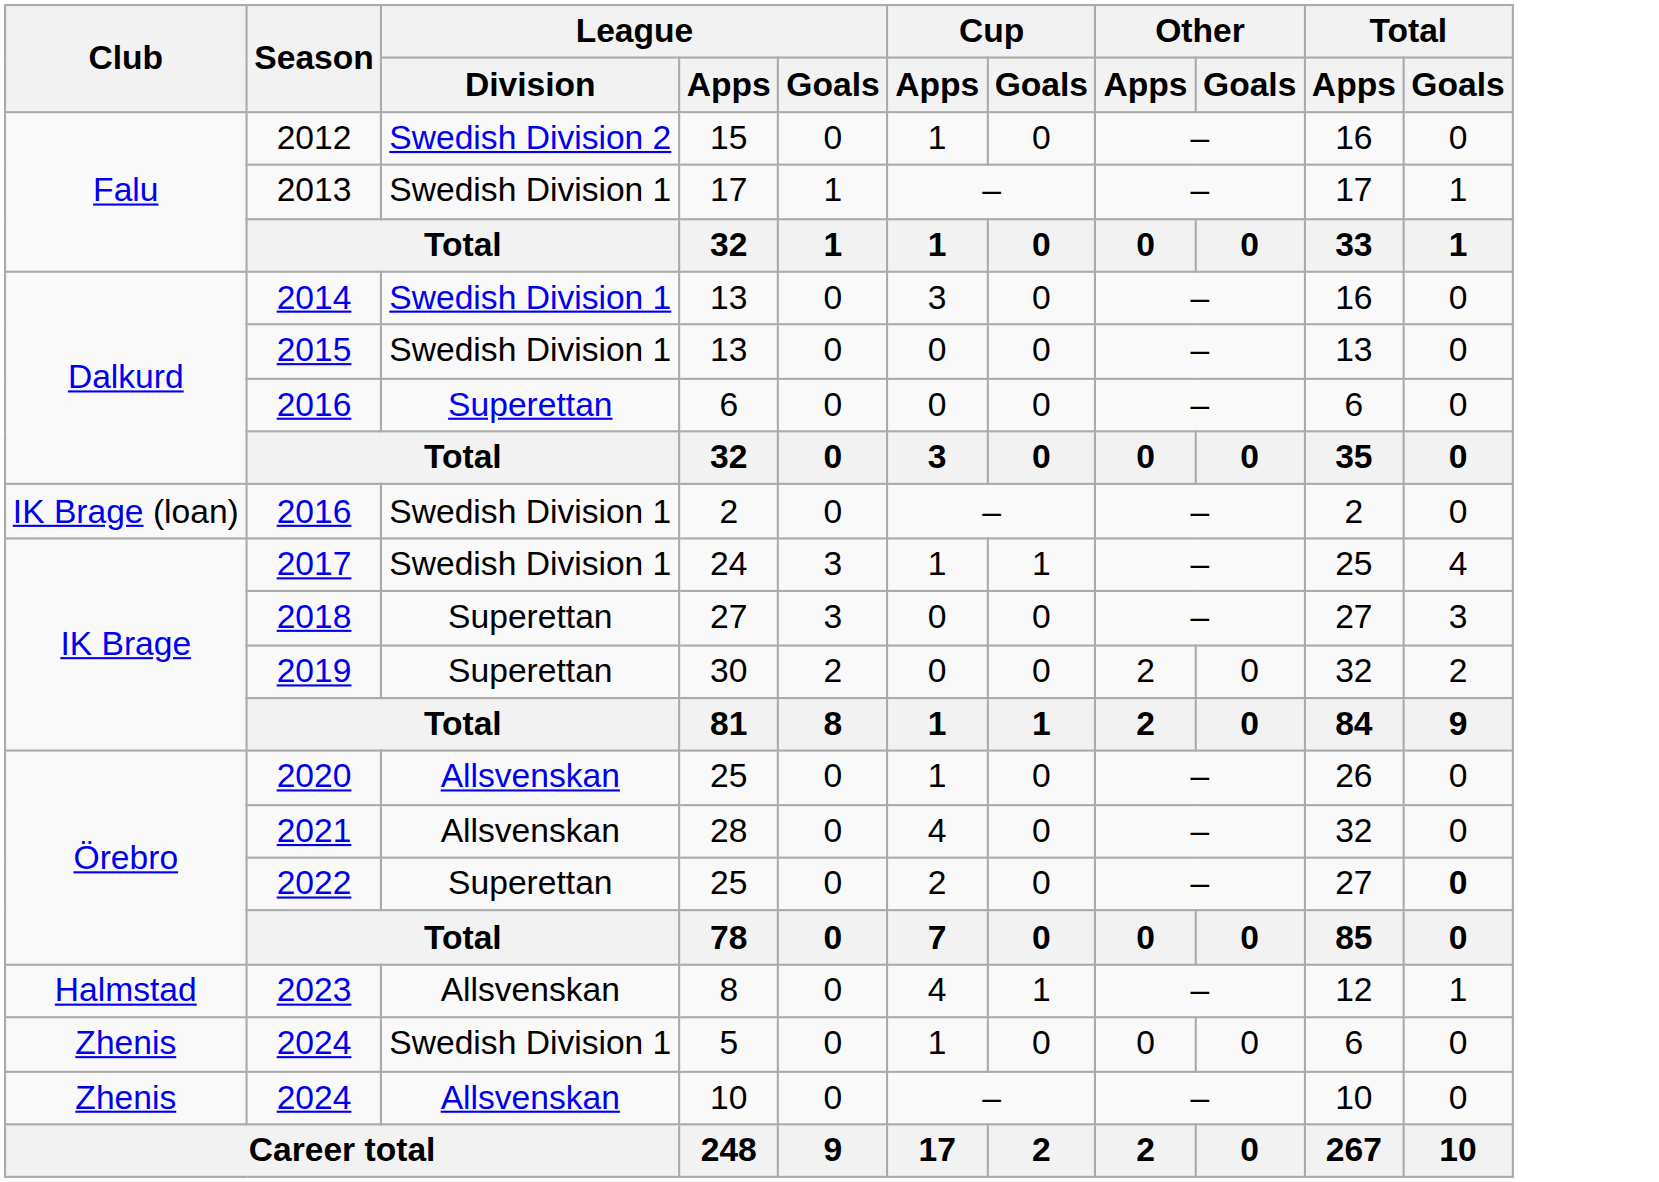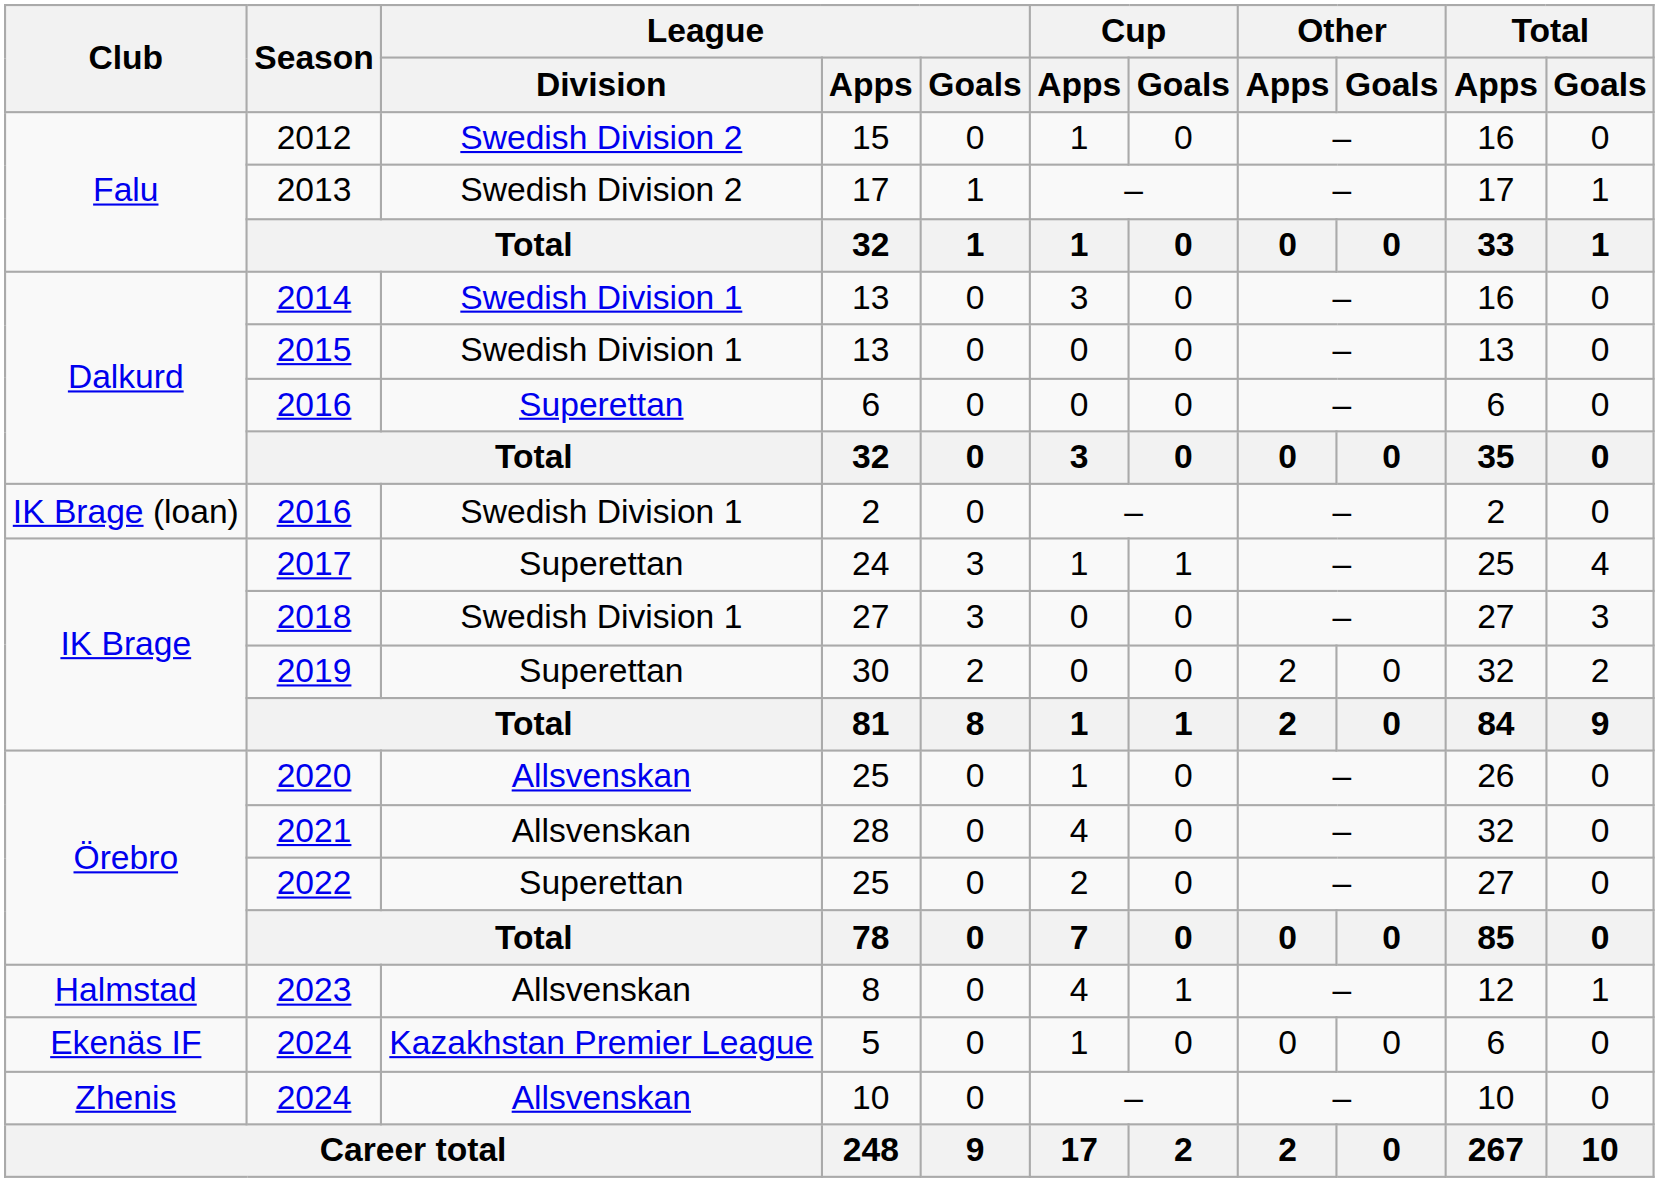(530, 191) Swedish Division 1 -> (601, 191) Swedish Division 2
(530, 564) Swedish Division 1 -> (601, 564) Superettan
(530, 617) Superettan -> (601, 617) Swedish Division 1
(1458, 883) bold -> (1600, 883) normal
(126, 1043) Zhenis -> (126, 1043) Ekenäs IF
(530, 1043) Swedish Division 1 -> (601, 1043) Kazakhstan Premier League
